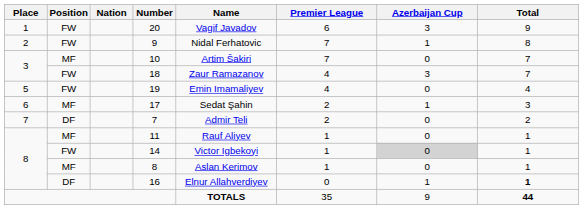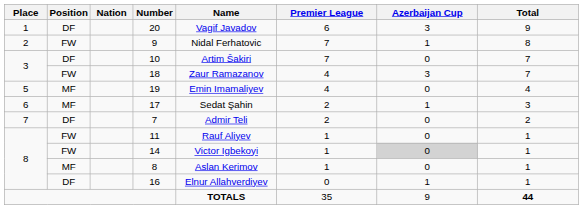(69, 28) FW -> (69, 28) DF
(69, 58) MF -> (69, 58) DF
(69, 89) FW -> (69, 89) MF
(69, 135) MF -> (69, 135) FW
(528, 182) bold -> (528, 182) normal
